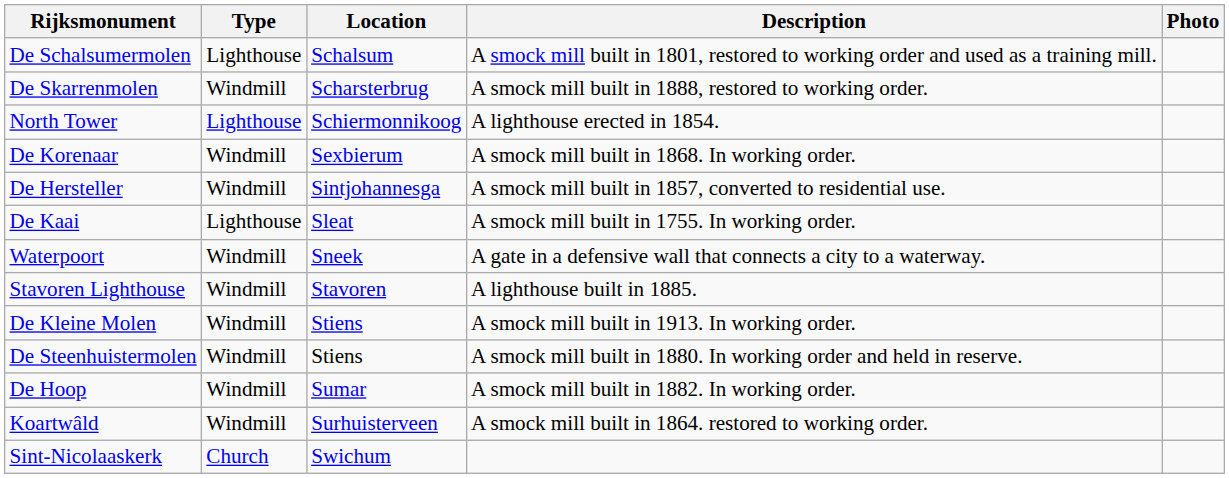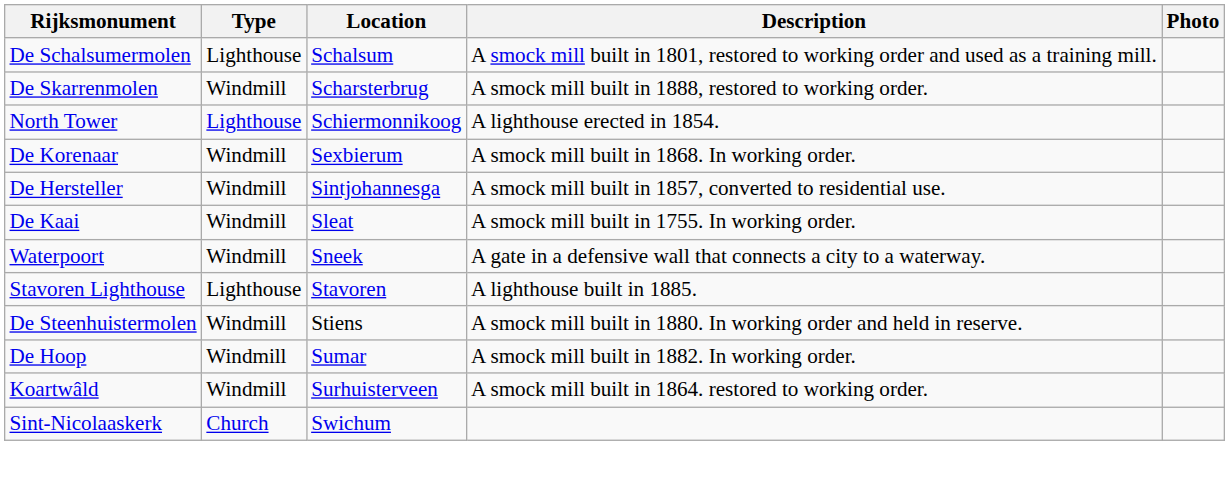(254, 222) Lighthouse -> (246, 222) Windmill
(246, 289) Windmill -> (254, 289) Lighthouse
- row: (83, 322)
